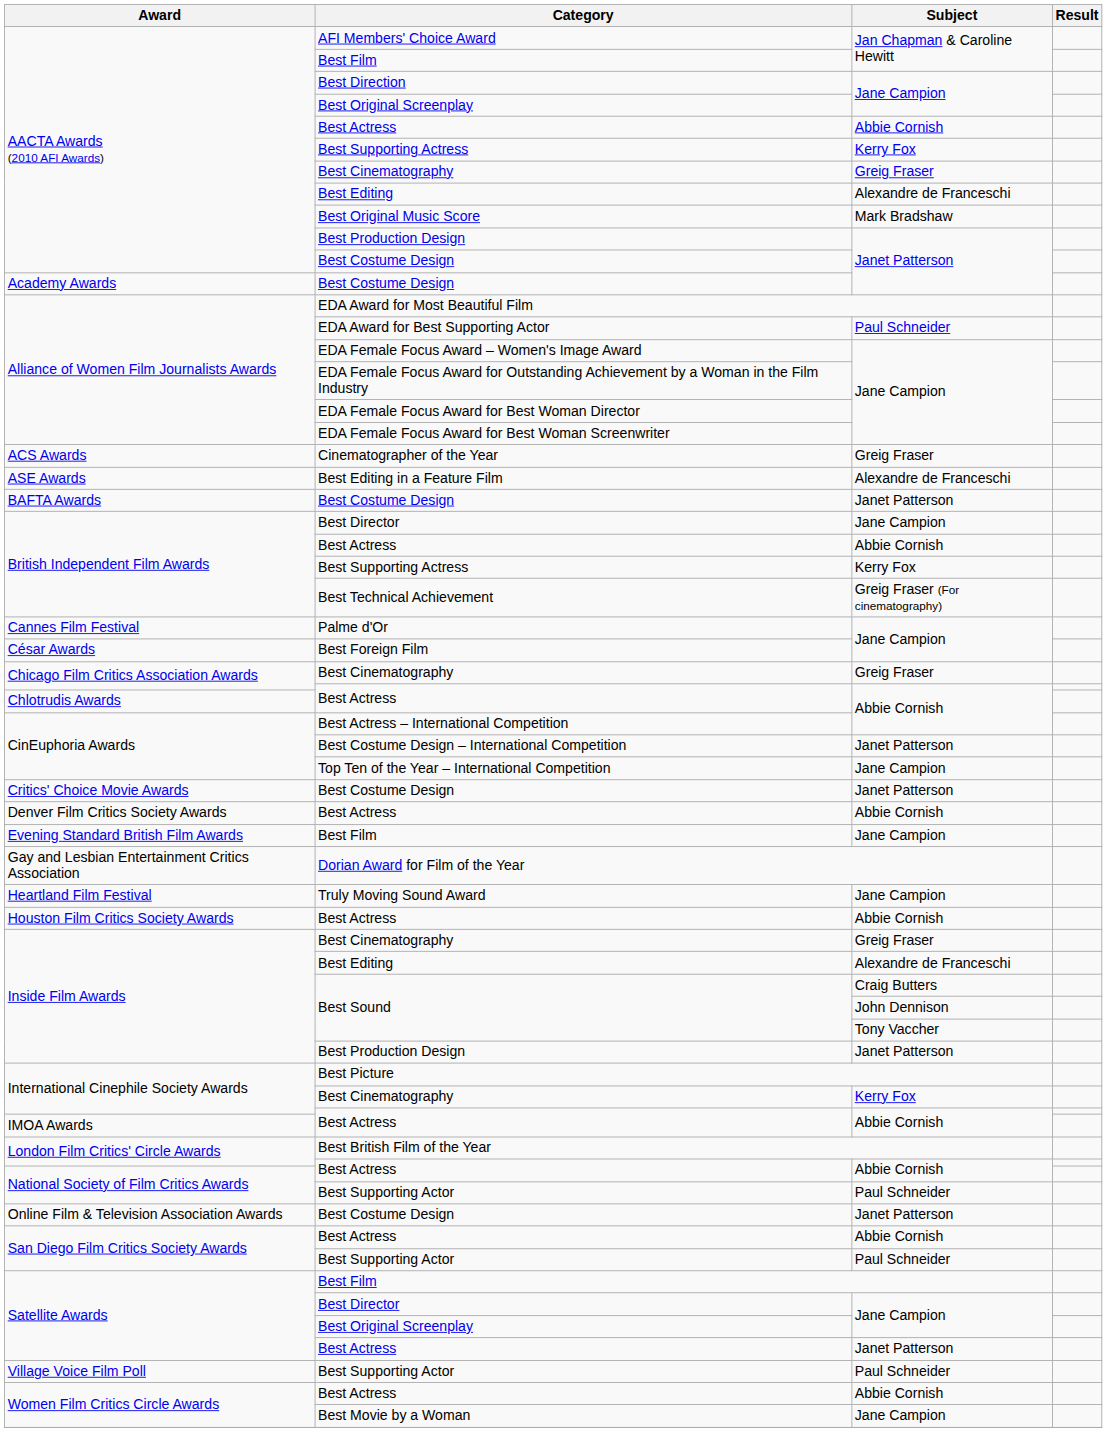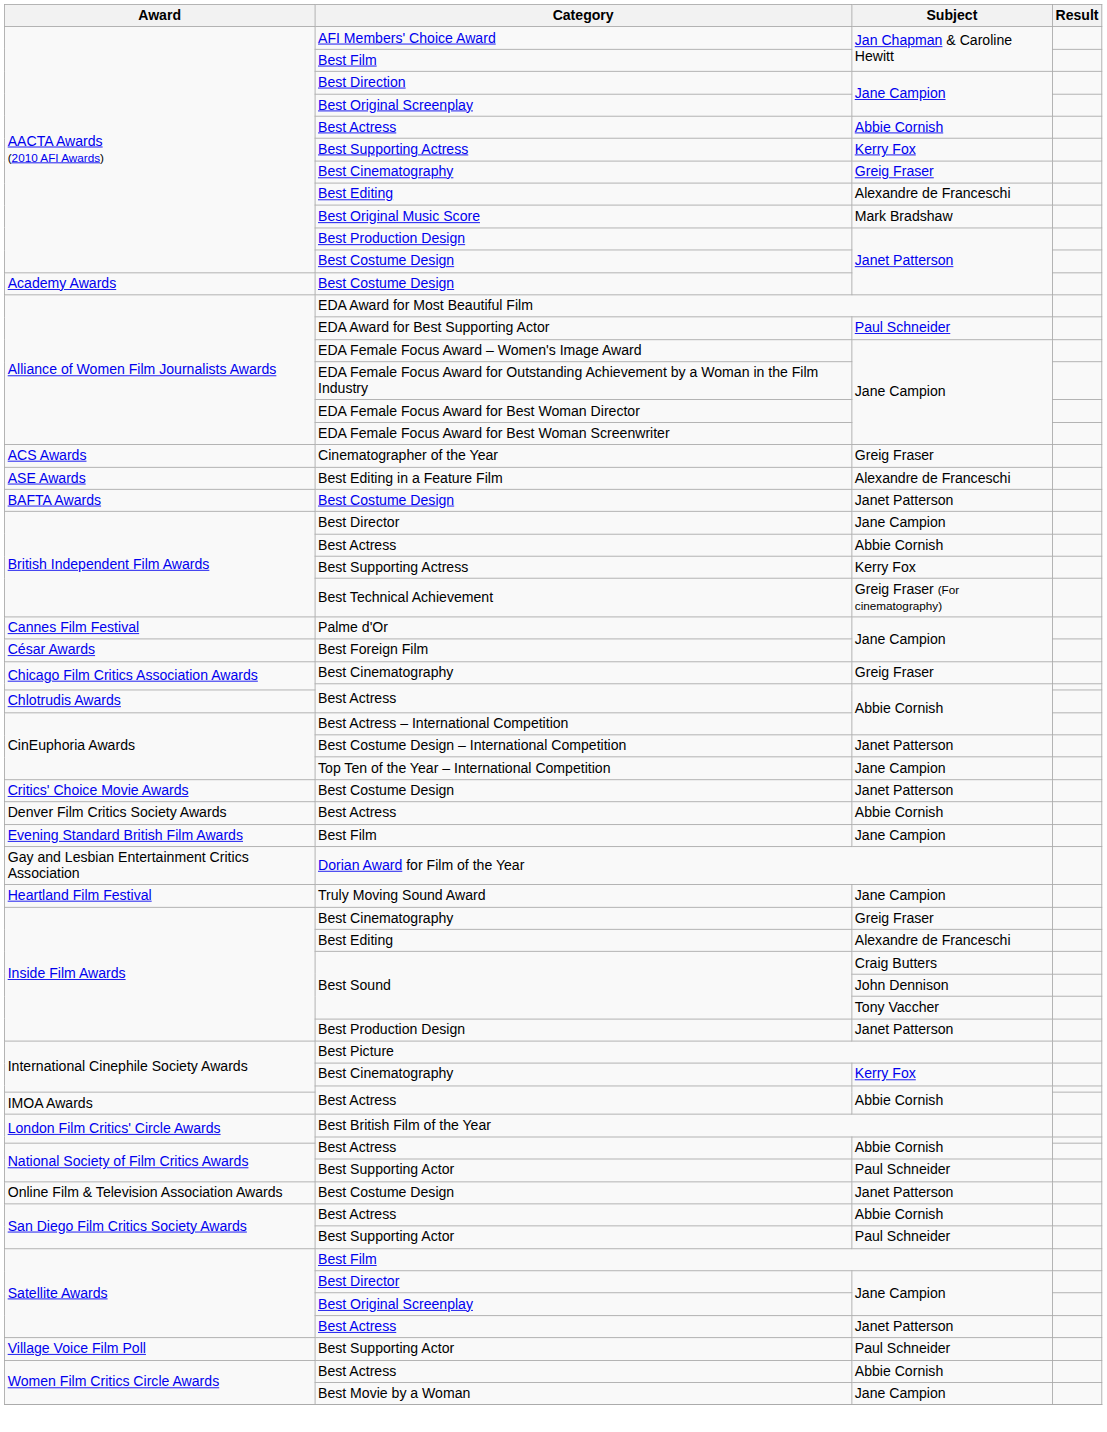- row: (121, 918)
